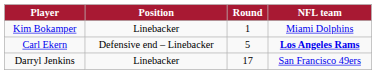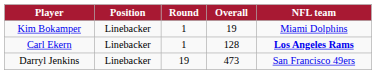+ column: (231, 12)
(156, 45) Defensive end – Linebacker -> (128, 45) Linebacker
(248, 45) 5 -> (184, 45) 1
(248, 61) 17 -> (184, 61) 19
